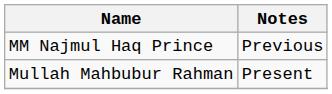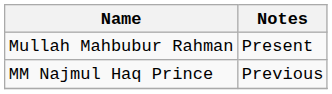rows swapped: (111, 46) <-> (121, 74)
